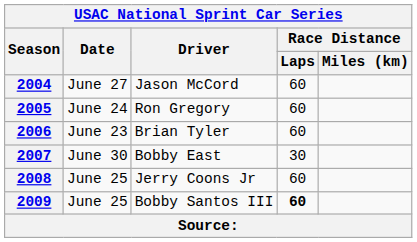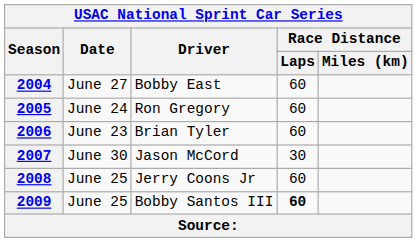(187, 87) Jason McCord -> (178, 87) Bobby East
(178, 157) Bobby East -> (187, 157) Jason McCord
